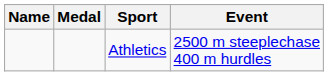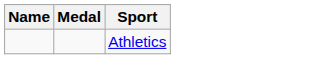- column: (247, 17)
